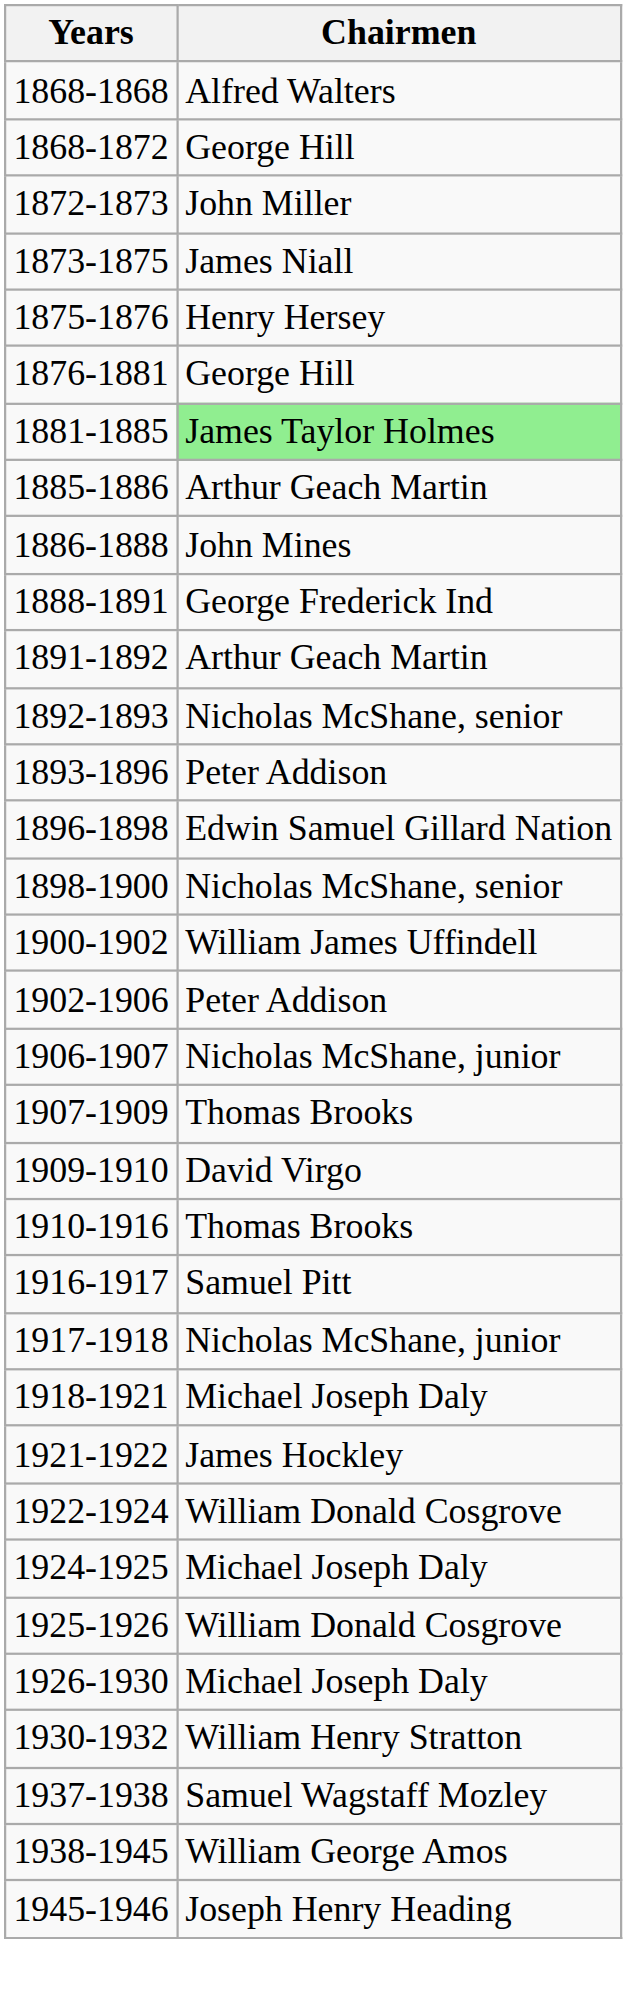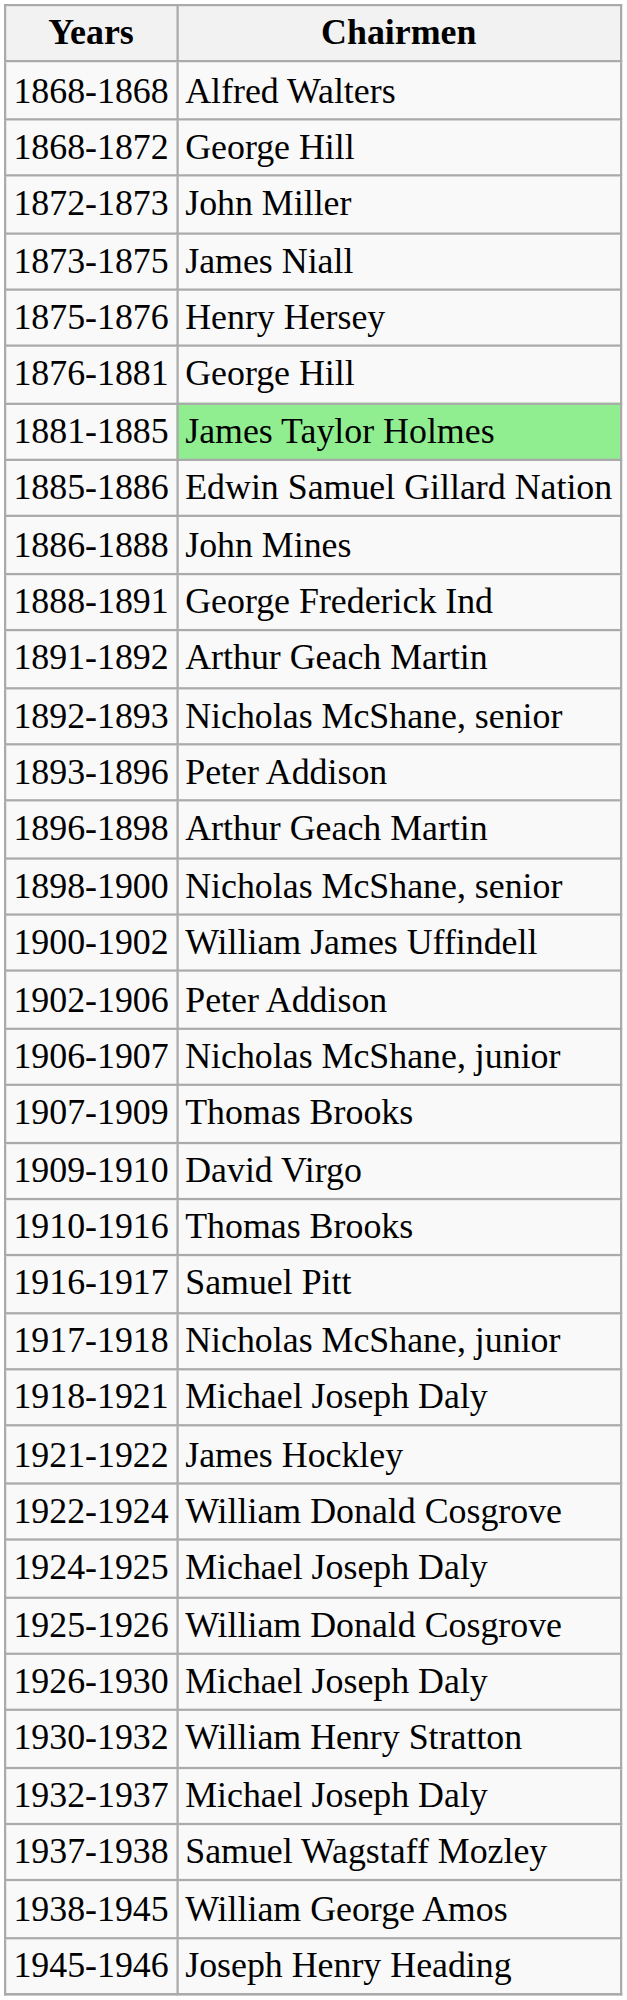(336, 487) Arthur Geach Martin -> (399, 487) Edwin Samuel Gillard Nation
(399, 828) Edwin Samuel Gillard Nation -> (336, 828) Arthur Geach Martin
+ row: (91, 1794)
